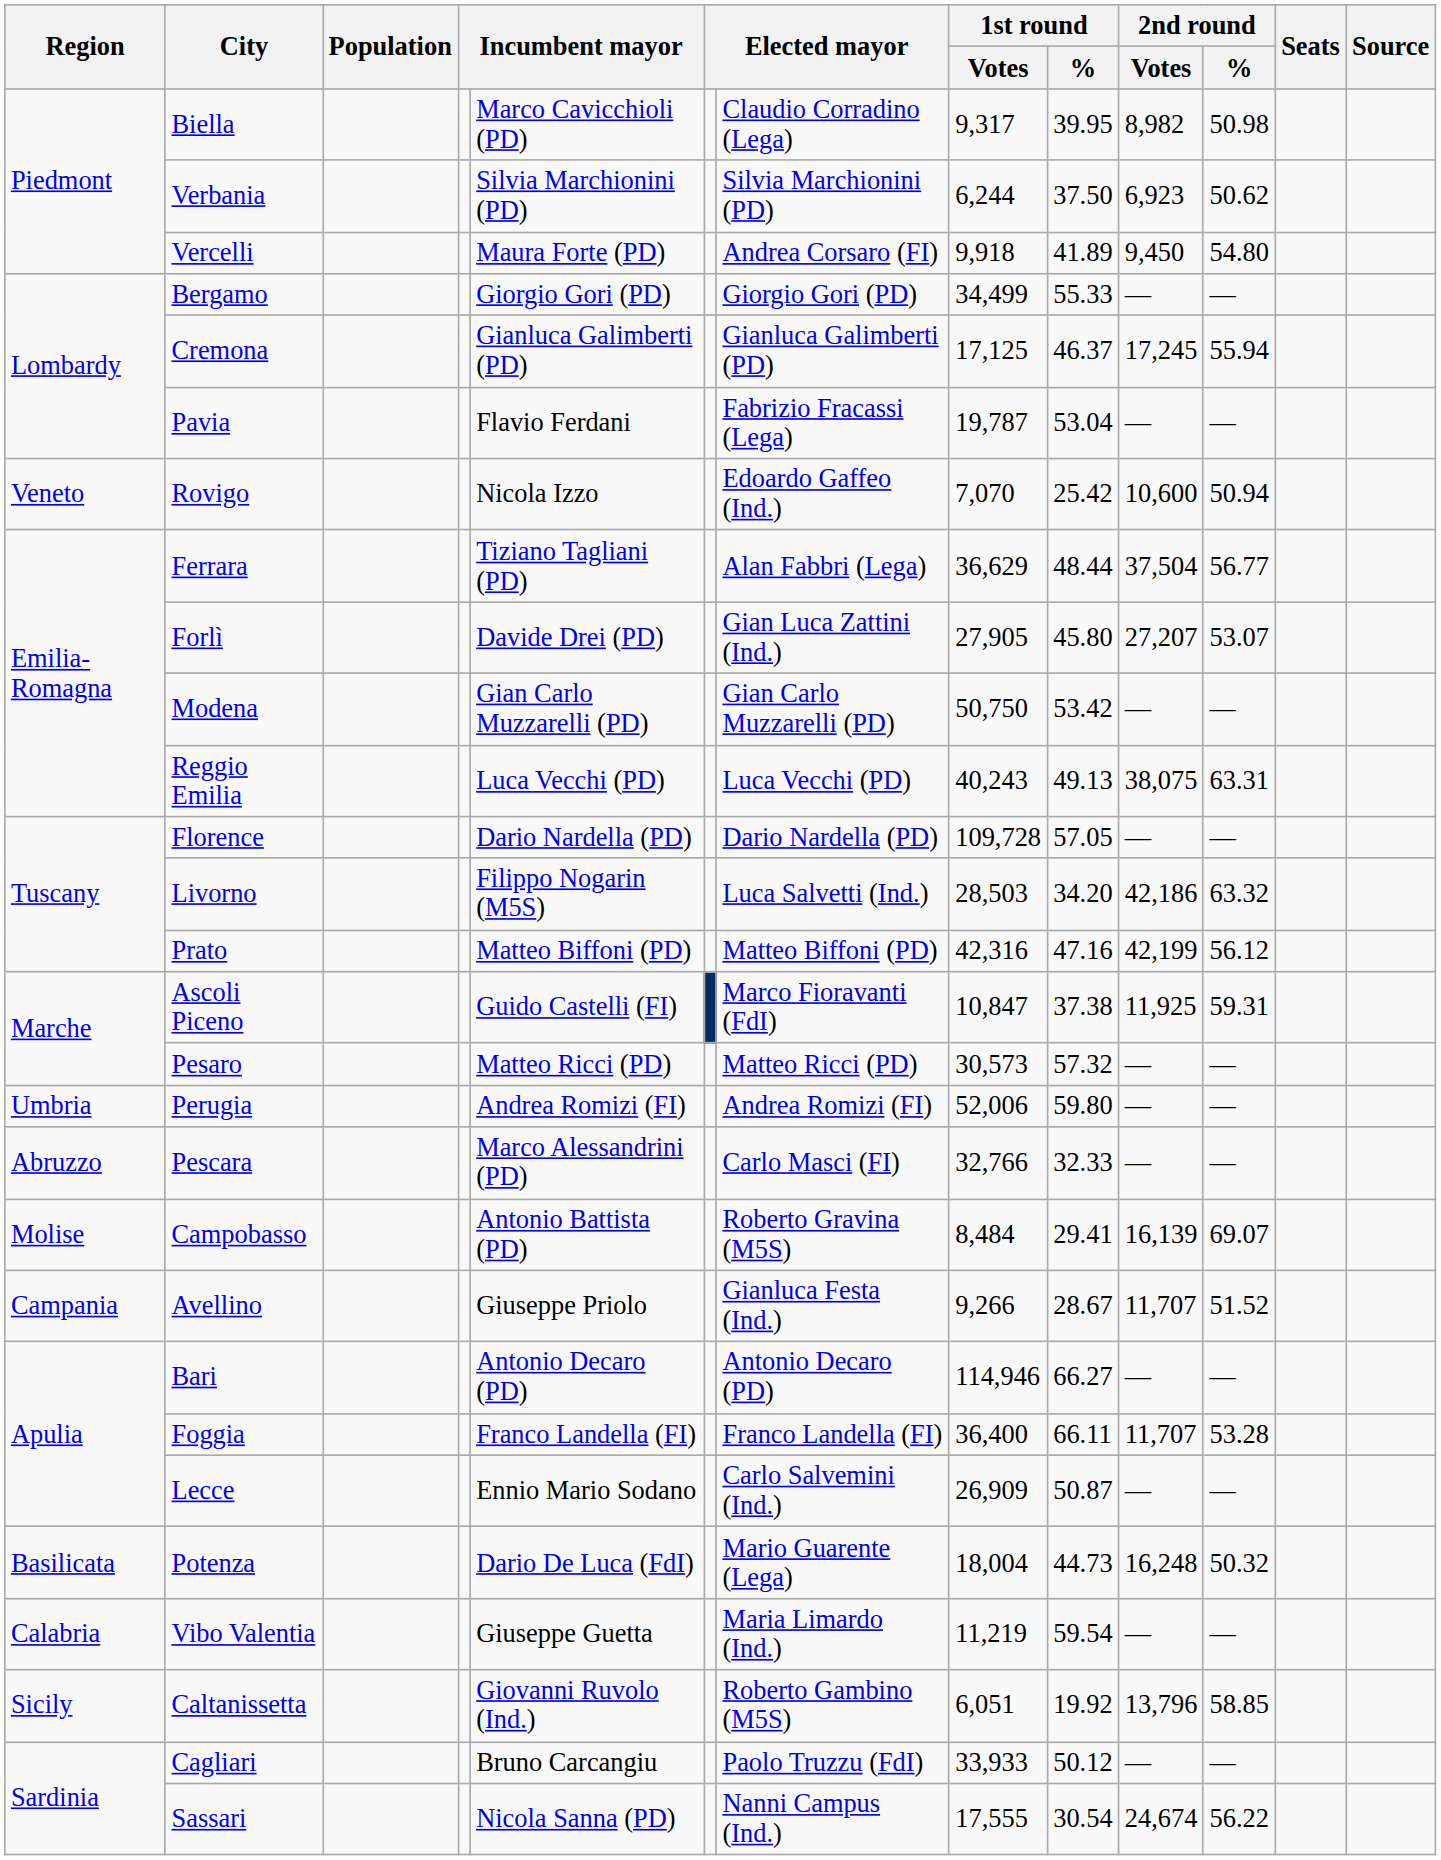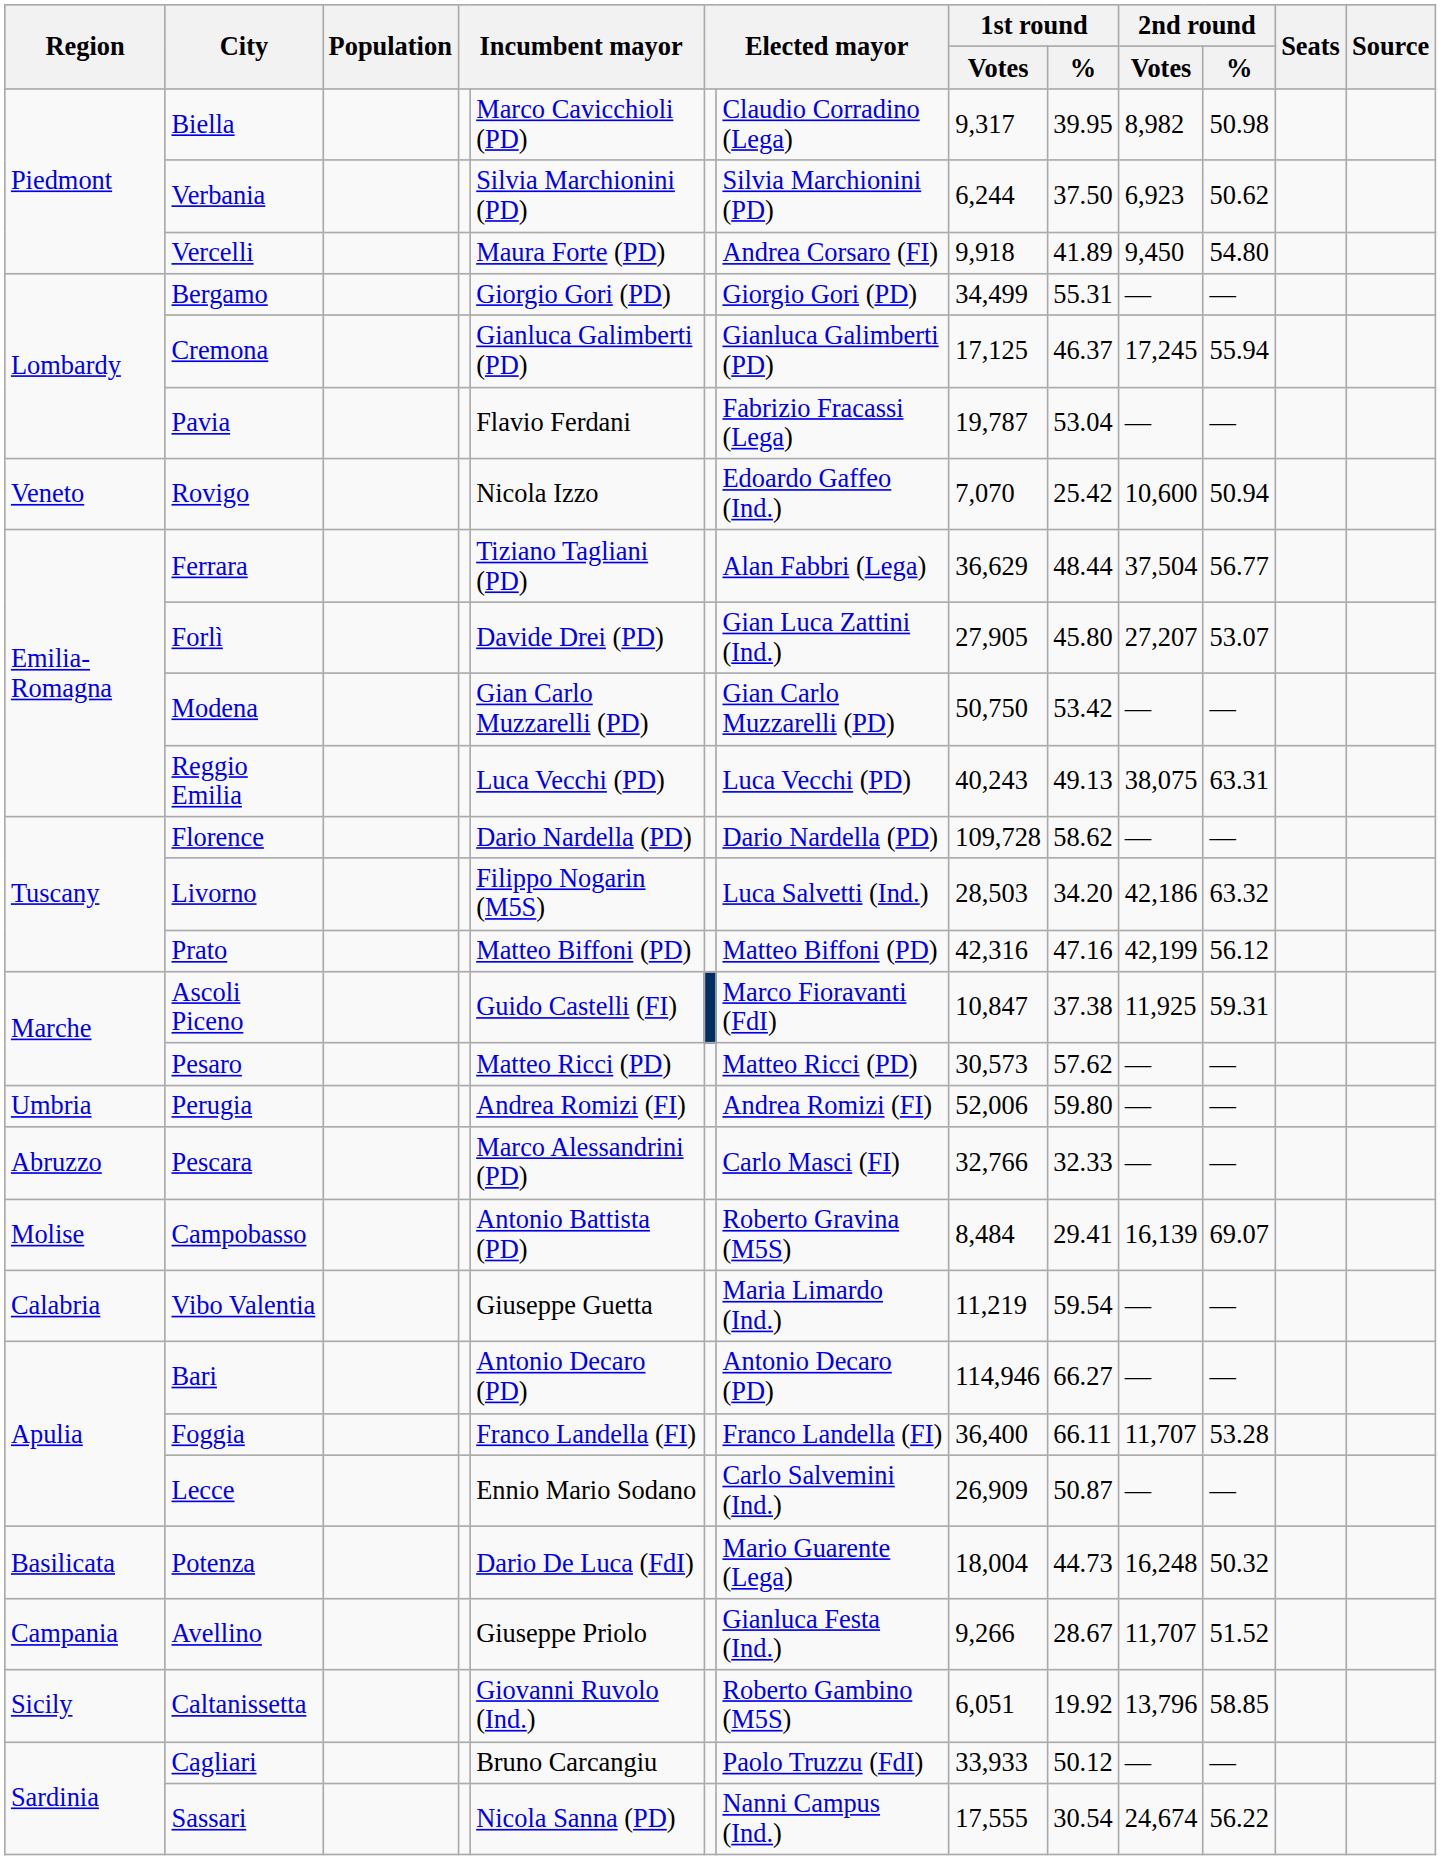(1083, 294) 55.33 -> (1083, 294) 55.31
(1083, 837) 57.05 -> (1083, 837) 58.62
(1083, 1063) 57.32 -> (1083, 1063) 57.62
rows swapped: (217, 1305) <-> (243, 1633)
